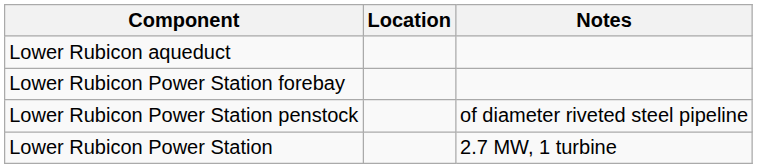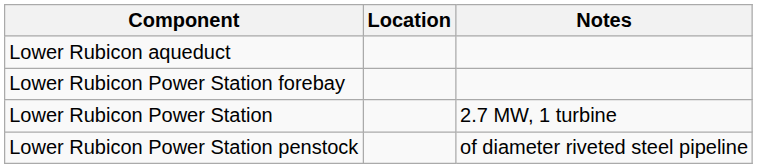rows swapped: (184, 115) <-> (141, 147)
